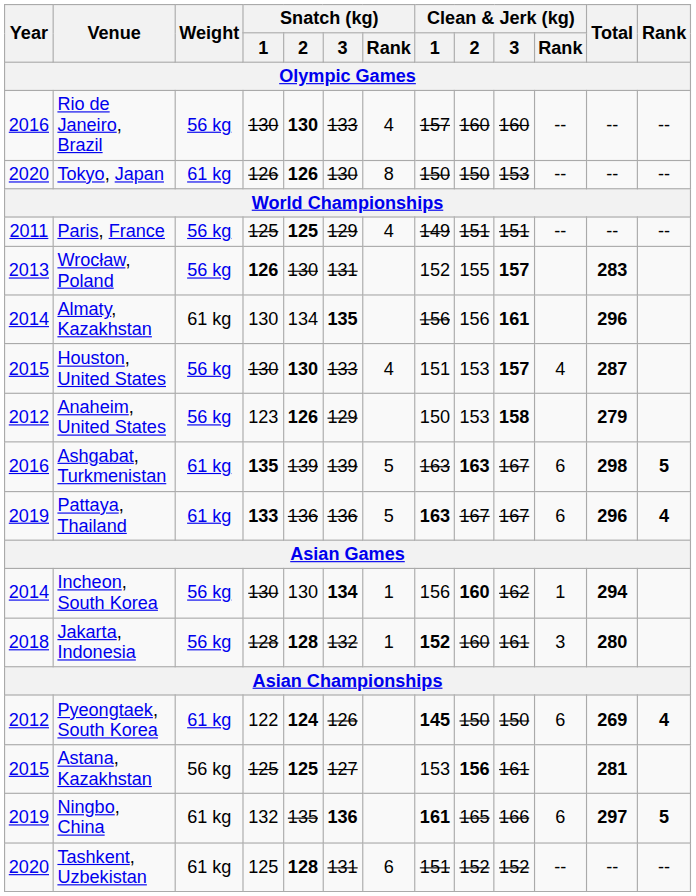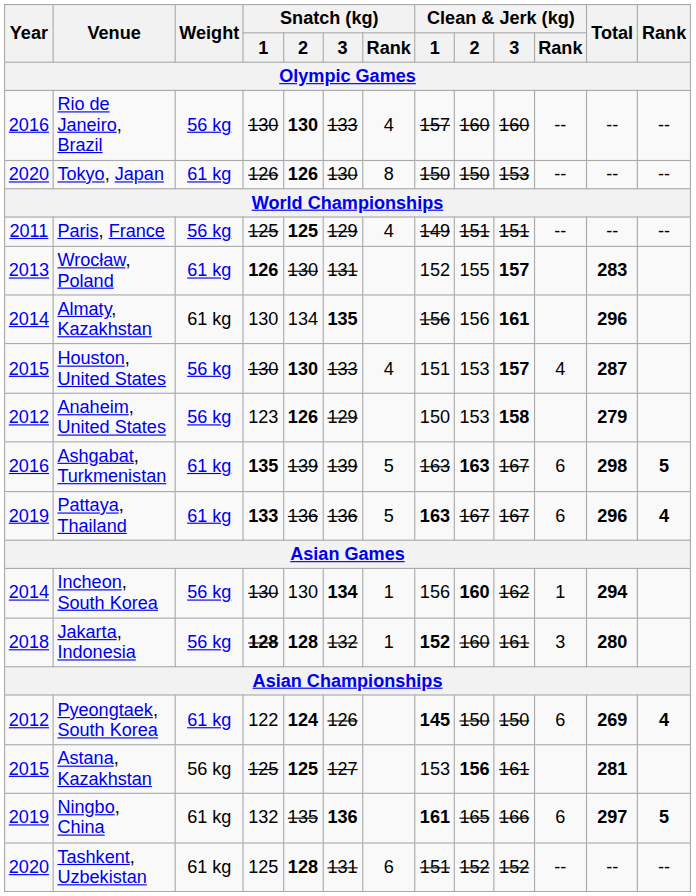(209, 270) 56 kg -> (209, 270) 61 kg
(263, 642) normal -> (263, 642) bold
